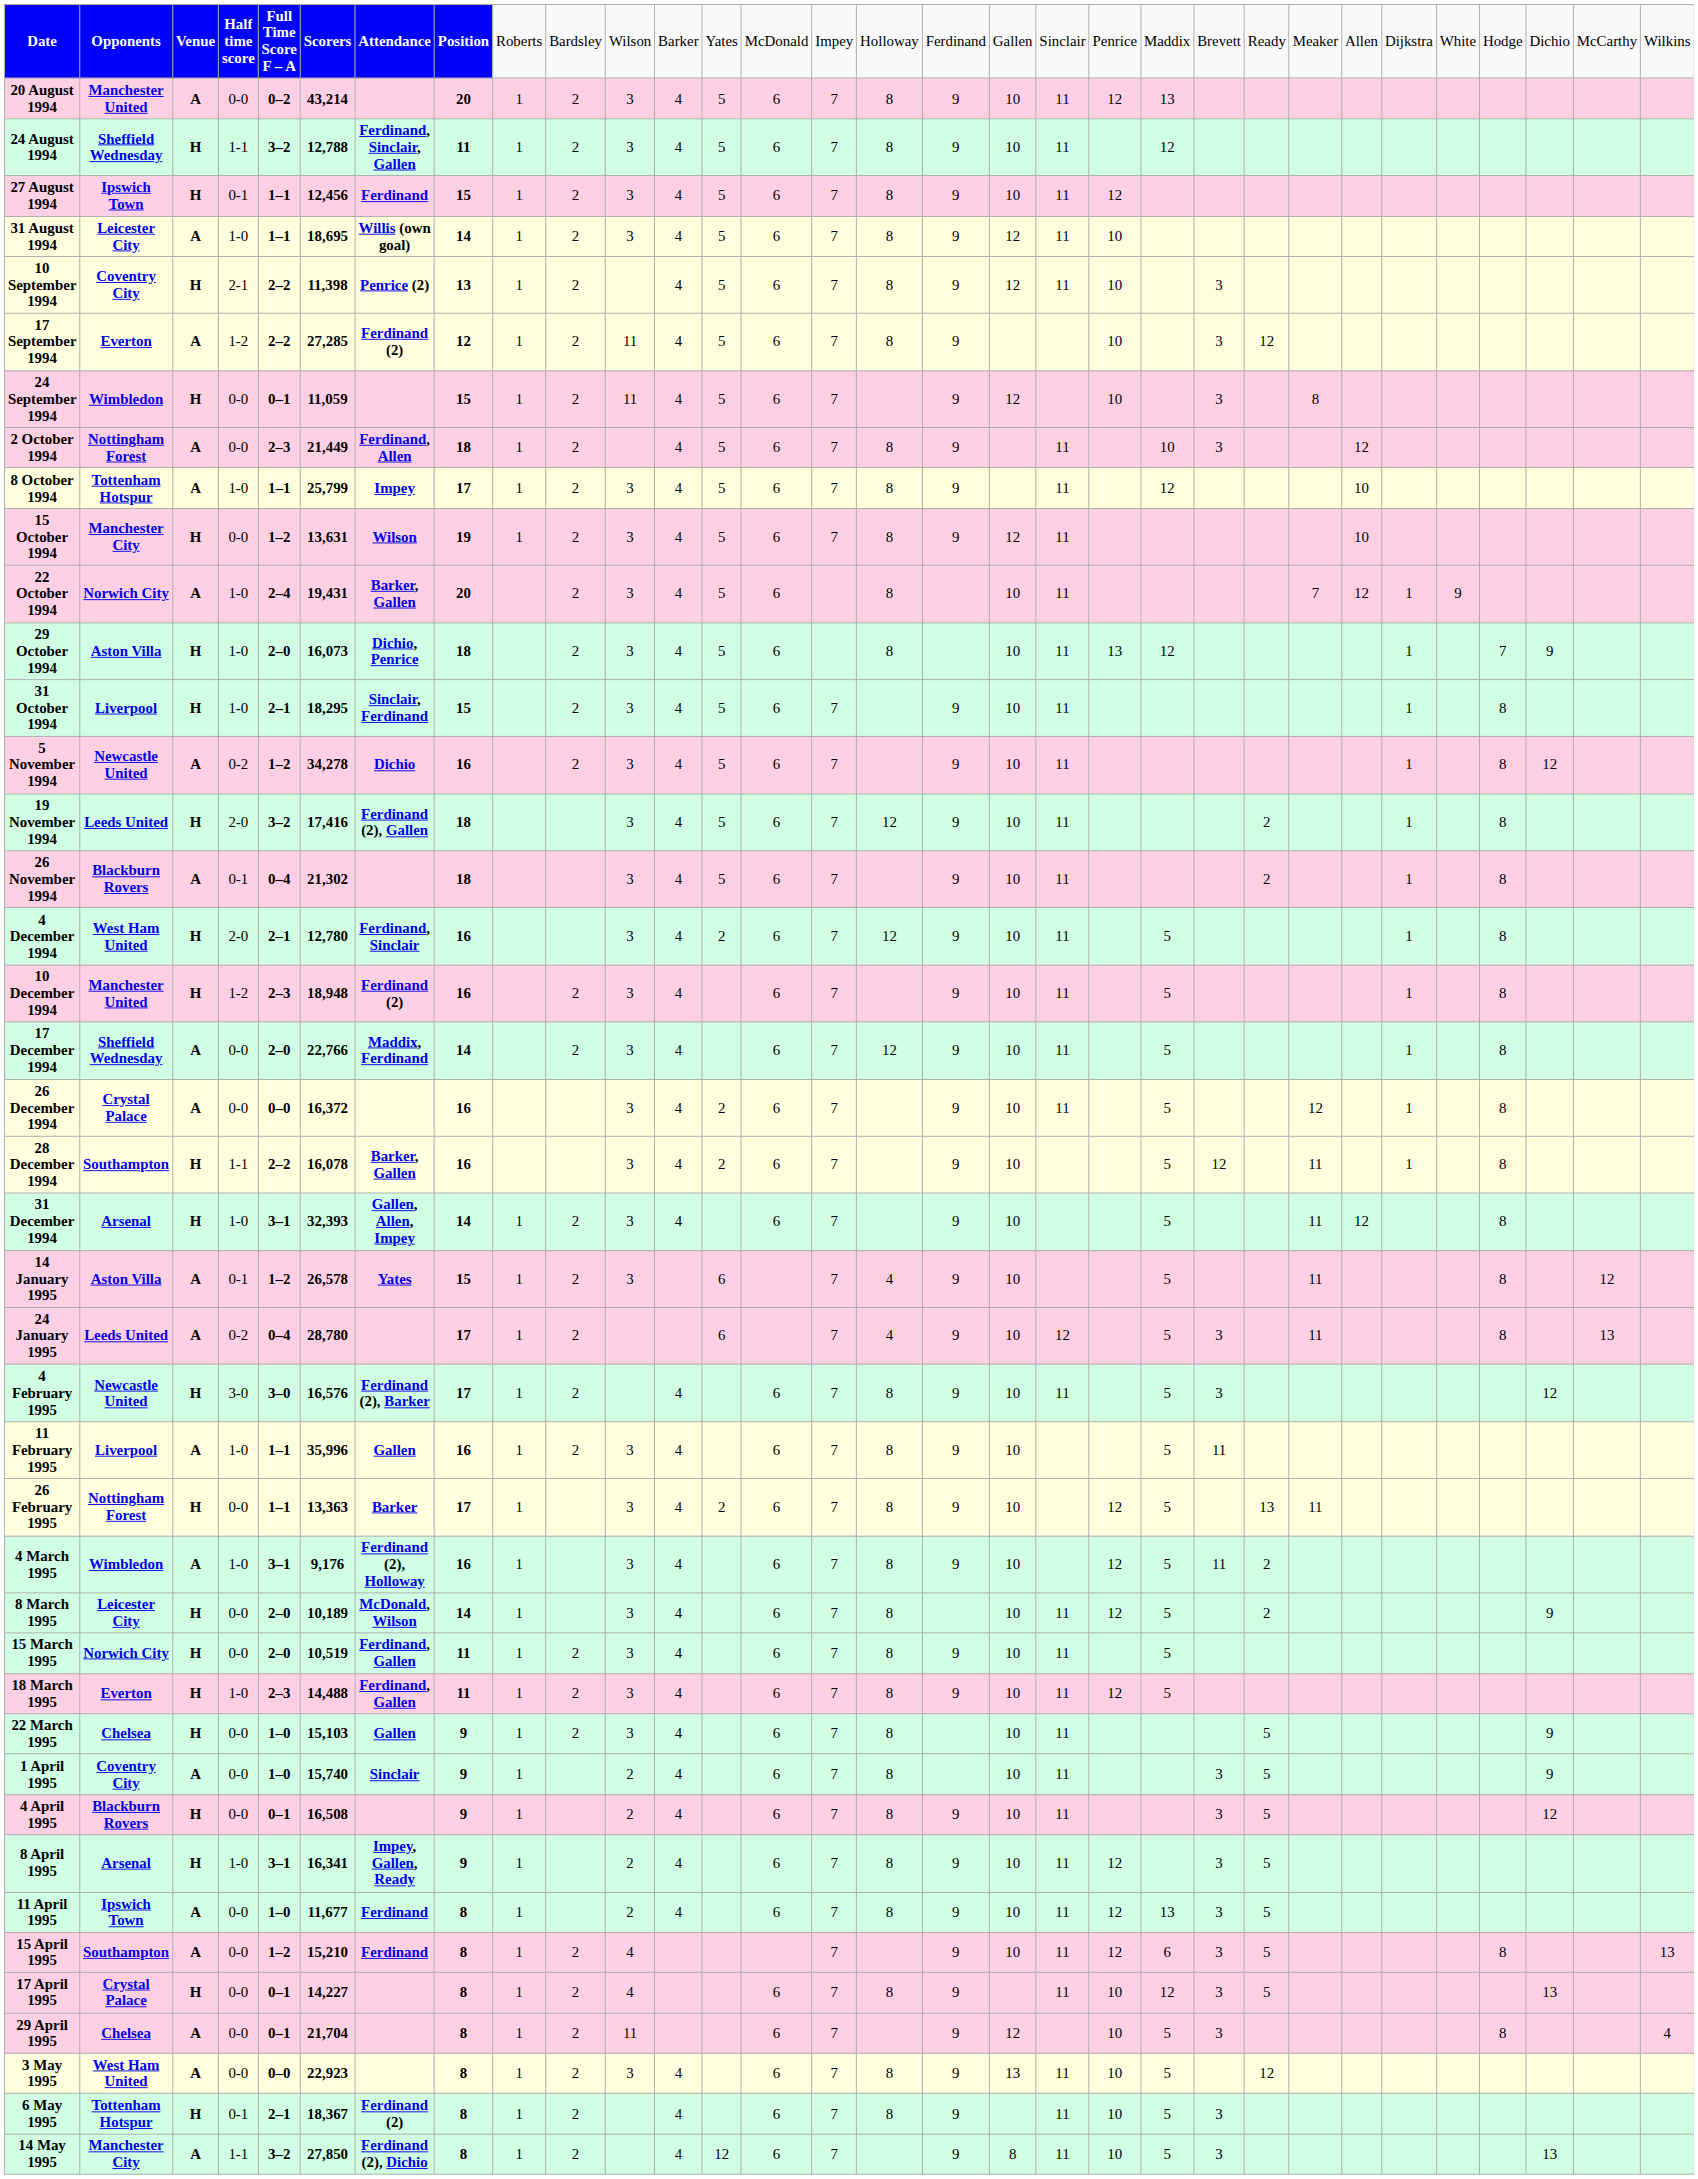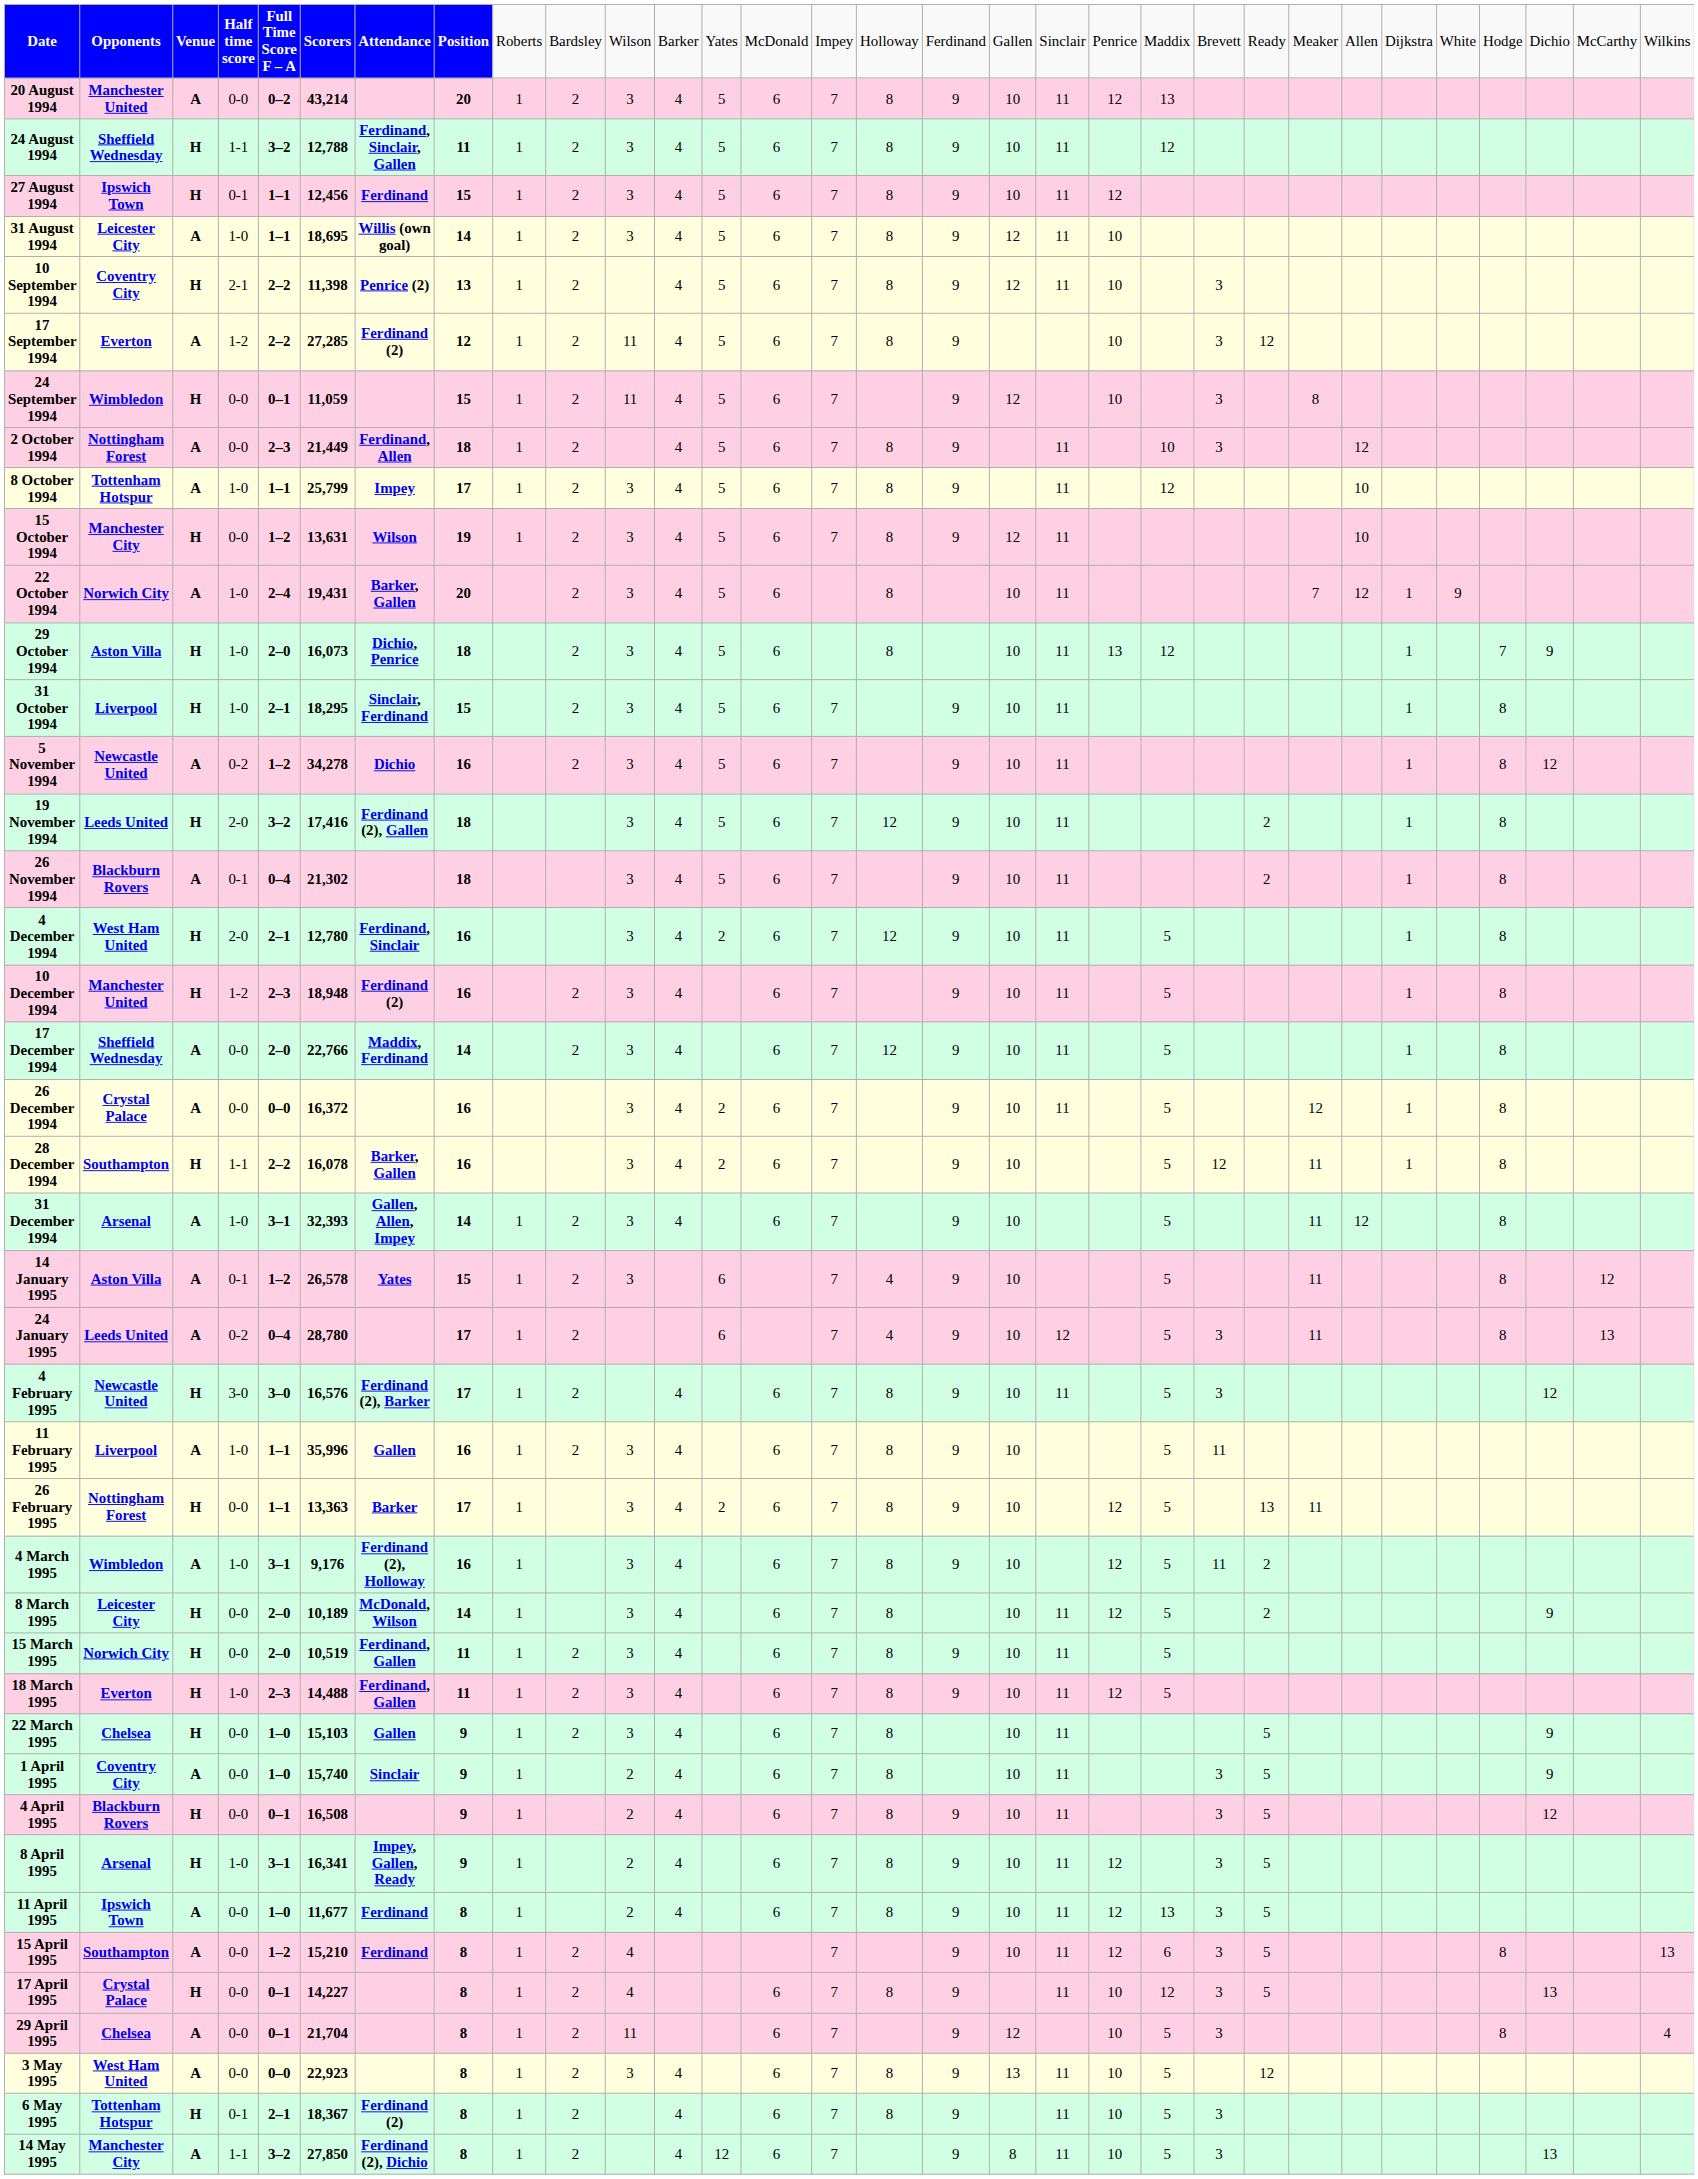(196, 1221) H -> (196, 1221) A
